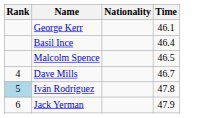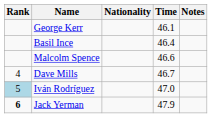+ column: (193, 12)
(166, 58) 46.5 -> (166, 58) 46.6
(166, 89) 47.8 -> (166, 89) 47.0
(18, 105) normal -> (18, 105) bold
